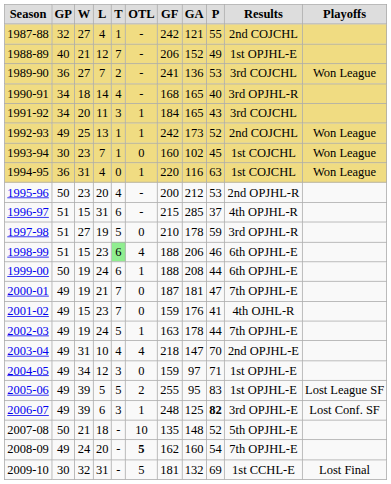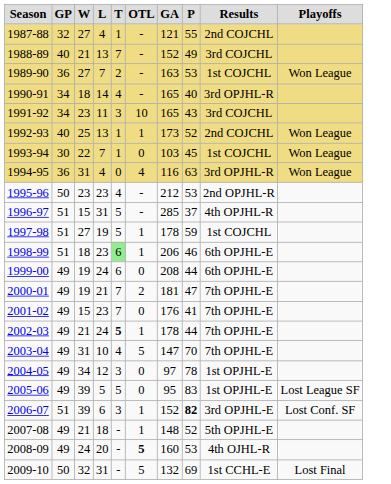- column: (170, 14)
(102, 53) 12 -> (102, 53) 13
(263, 53) 1st OPJHL-E -> (239, 53) 3rd COJCHL
(194, 73) 136 -> (170, 73) 163
(263, 73) 3rd COJCHL -> (239, 73) 1st COJCHL
(84, 113) 20 -> (84, 113) 23
(141, 113) 1 -> (141, 113) 10
(63, 133) 49 -> (63, 133) 40
(84, 152) 23 -> (84, 152) 22
(194, 152) 102 -> (170, 152) 103
(141, 172) 1 -> (141, 172) 4
(263, 172) 1st COJCHL -> (239, 172) 3rd OPJHL-R
(102, 192) 20 -> (102, 192) 23
(118, 212) 6 -> (118, 212) 5
(141, 232) 0 -> (141, 232) 1
(263, 232) 3rd OPJHL-R -> (239, 232) 1st COJCHL
(84, 251) 15 -> (84, 251) 18
(141, 251) 4 -> (141, 251) 1
(63, 271) 50 -> (63, 271) 49
(141, 271) 1 -> (141, 271) 0
(141, 291) 0 -> (141, 291) 2
(263, 311) 4th OJHL-R -> (239, 311) 7th OPJHL-E
(84, 331) 19 -> (84, 331) 21
(118, 331) normal -> (118, 331) bold
(141, 350) 4 -> (141, 350) 5
(263, 350) 2nd OPJHL-E -> (239, 350) 7th OPJHL-E
(216, 370) 71 -> (191, 370) 78
(141, 390) 2 -> (141, 390) 0
(63, 410) 49 -> (63, 410) 51
(194, 410) 125 -> (170, 410) 152
(63, 430) 50 -> (63, 430) 49
(141, 430) 10 -> (141, 430) 1
(216, 449) 54 -> (191, 449) 53
(263, 449) 7th OPJHL-E -> (239, 449) 4th OJHL-R
(63, 469) 30 -> (63, 469) 50
